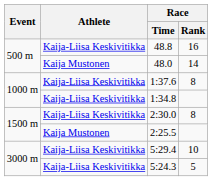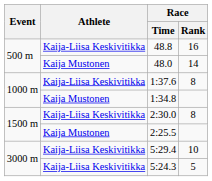(94, 98) Kaija-Liisa Keskivitikka -> (76, 98) Kaija Mustonen
